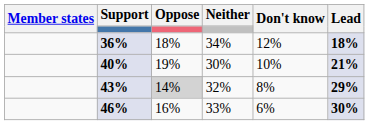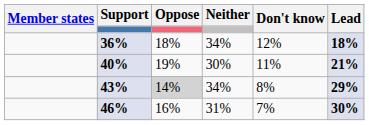(269, 65) 10% -> (269, 65) 11%
(218, 87) 32% -> (218, 87) 34%
(218, 109) 33% -> (218, 109) 31%
(265, 109) 6% -> (265, 109) 7%
